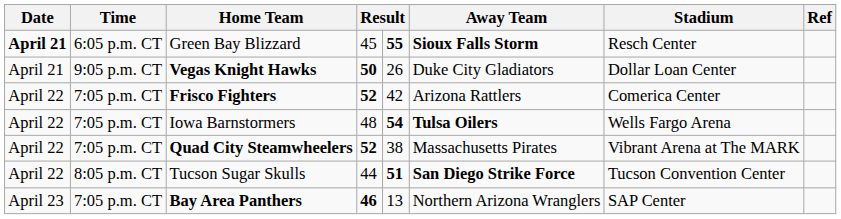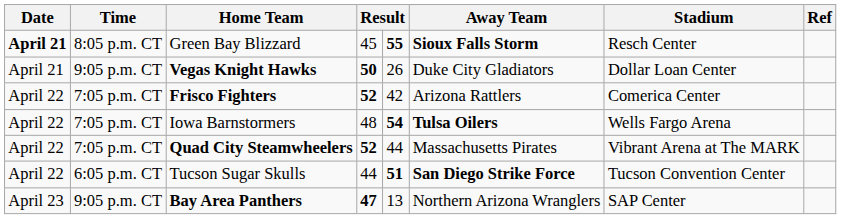(118, 43) 6:05 p.m. CT -> (118, 43) 8:05 p.m. CT
(395, 148) 38 -> (395, 148) 44
(118, 174) 8:05 p.m. CT -> (118, 174) 6:05 p.m. CT
(118, 200) 7:05 p.m. CT -> (118, 200) 9:05 p.m. CT
(368, 200) 46 -> (368, 200) 47
